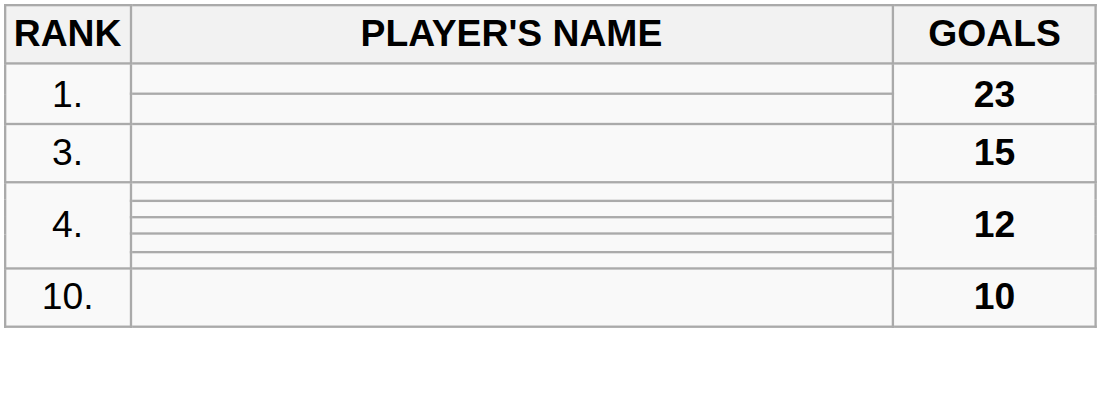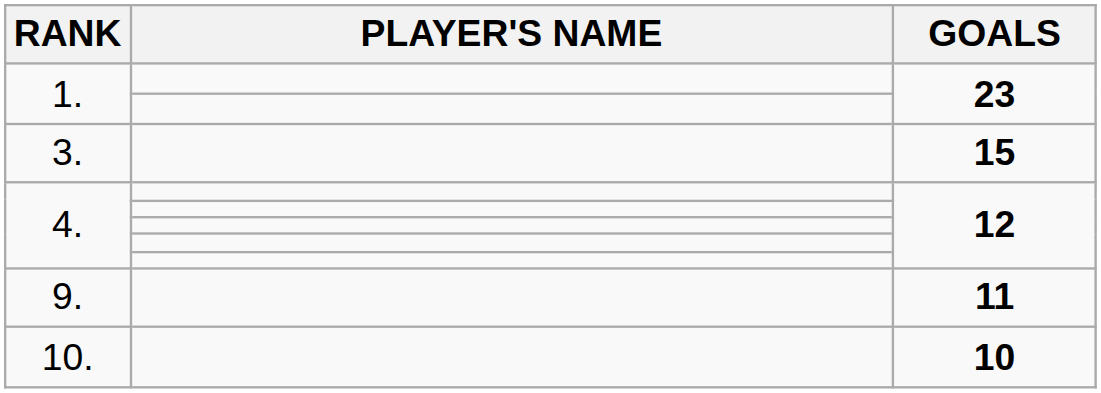+ row: (68, 297)
